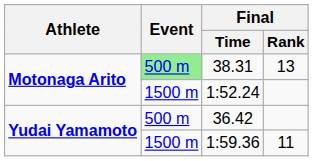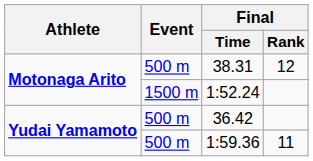(167, 67) lightgreen background -> (167, 67) no background
(286, 67) 13 -> (286, 67) 12
(171, 144) 1500 m -> (167, 144) 500 m
